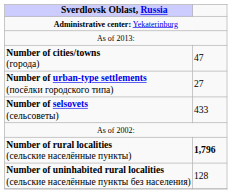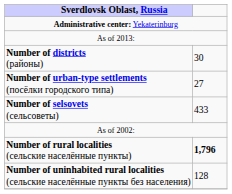+ row: (46, 58)
- row: (53, 58)
